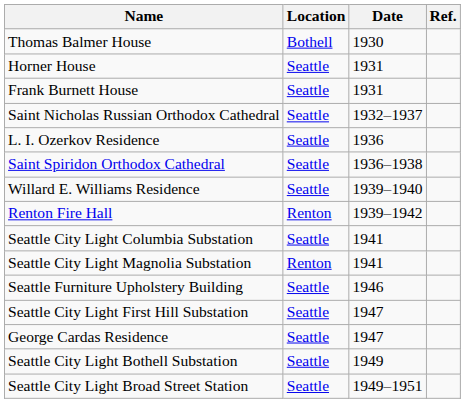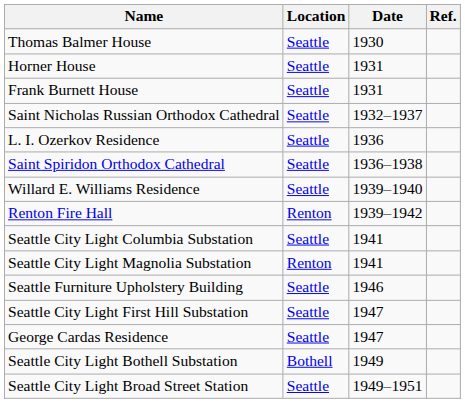(310, 41) Bothell -> (308, 41) Seattle
(308, 361) Seattle -> (310, 361) Bothell
